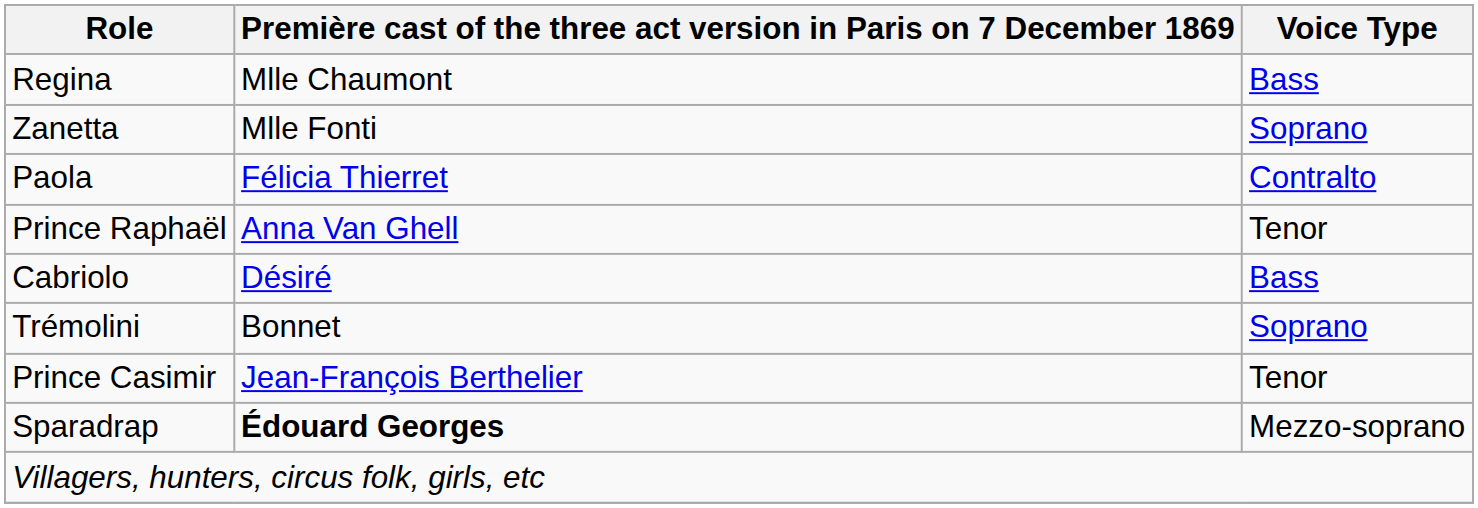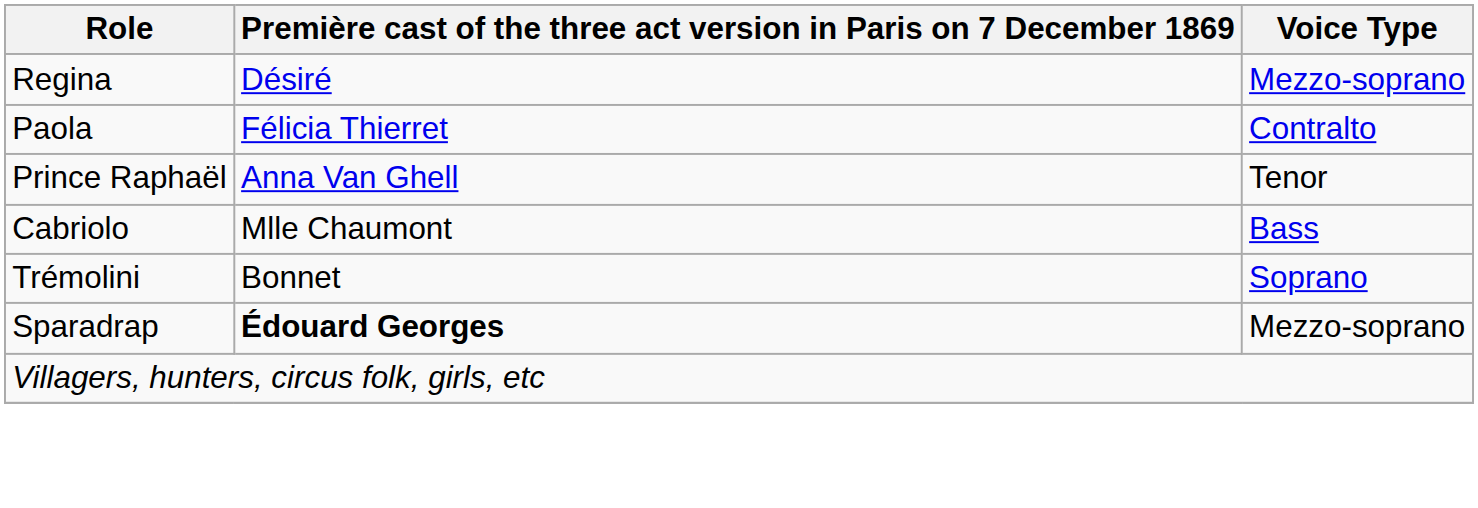(347, 79) Mlle Chaumont -> (286, 79) Désiré
(1284, 79) Bass -> (1357, 79) Mezzo-soprano
- row: (65, 128)
(286, 278) Désiré -> (347, 228) Mlle Chaumont
- row: (114, 377)
